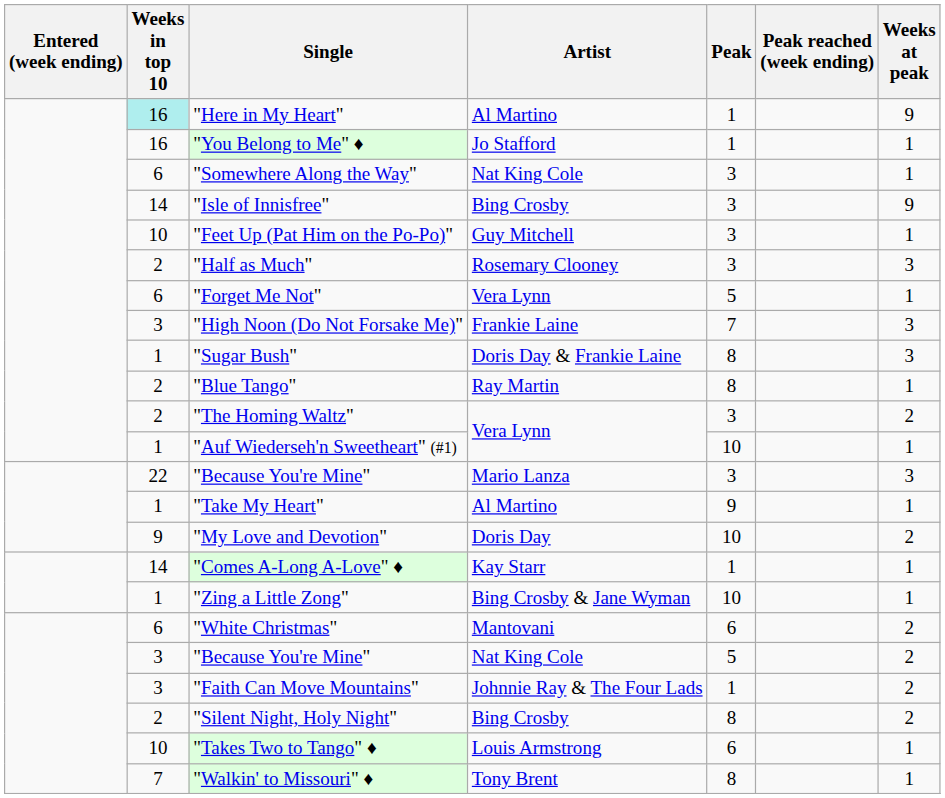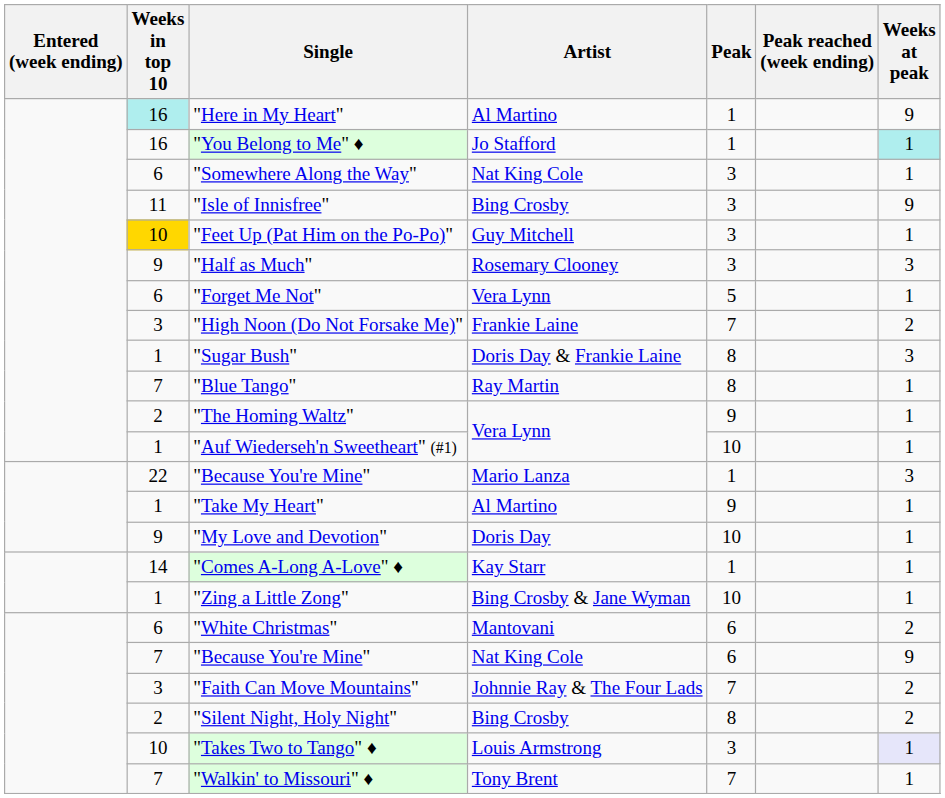(909, 144) no background -> (909, 144) paleturquoise background
(158, 204) 14 -> (158, 204) 11
(158, 234) no background -> (158, 234) gold background
(158, 265) 2 -> (158, 265) 9
(909, 325) 3 -> (909, 325) 2
(158, 385) 2 -> (158, 385) 7
(731, 416) 3 -> (731, 416) 9
(909, 416) 2 -> (909, 416) 1
(731, 476) 3 -> (731, 476) 1
(909, 536) 2 -> (909, 536) 1
(158, 657) 3 -> (158, 657) 7
(731, 657) 5 -> (731, 657) 6
(909, 657) 2 -> (909, 657) 9
(731, 687) 1 -> (731, 687) 7
(731, 748) 6 -> (731, 748) 3
(909, 748) no background -> (909, 748) lavender background
(731, 778) 8 -> (731, 778) 7
